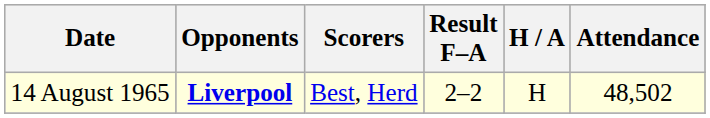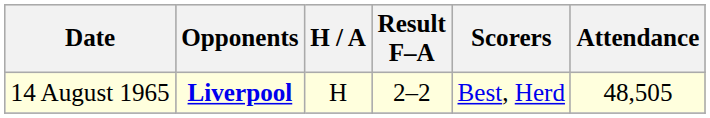columns swapped: (537, 38) <-> (364, 38)
(638, 92) 48,502 -> (638, 92) 48,505
